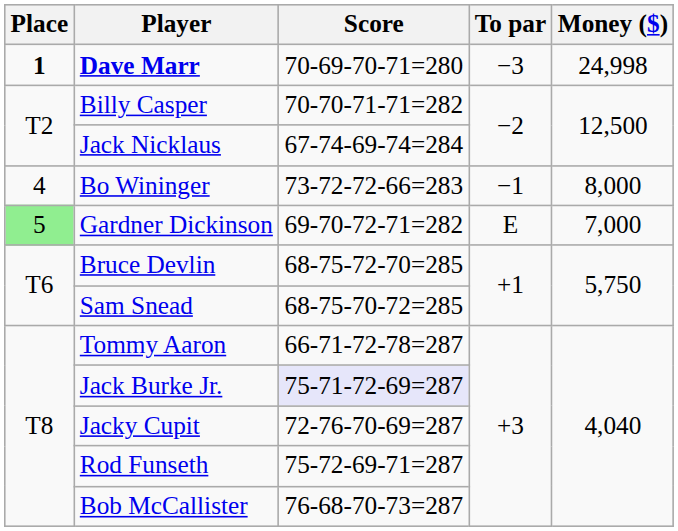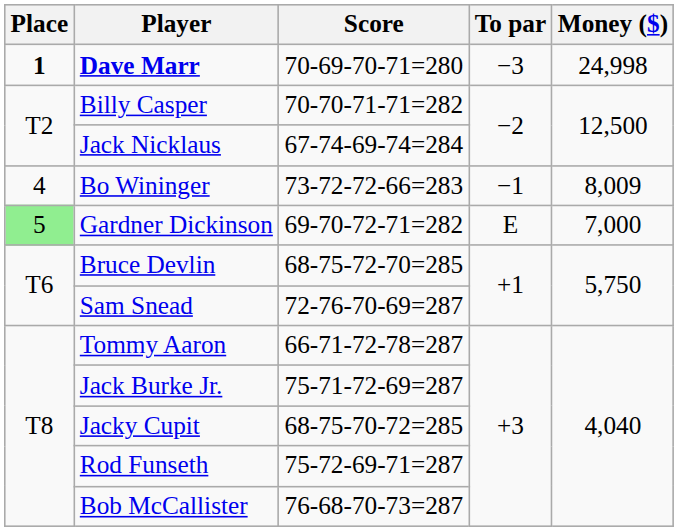(613, 184) 8,000 -> (613, 184) 8,009
(374, 305) 68-75-70-72=285 -> (374, 305) 72-76-70-69=287
(374, 385) lavender background -> (374, 385) no background
(374, 425) 72-76-70-69=287 -> (374, 425) 68-75-70-72=285
